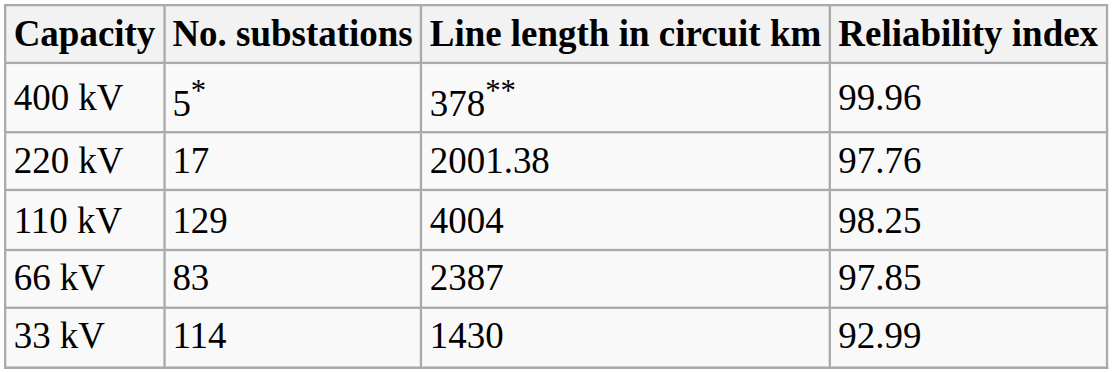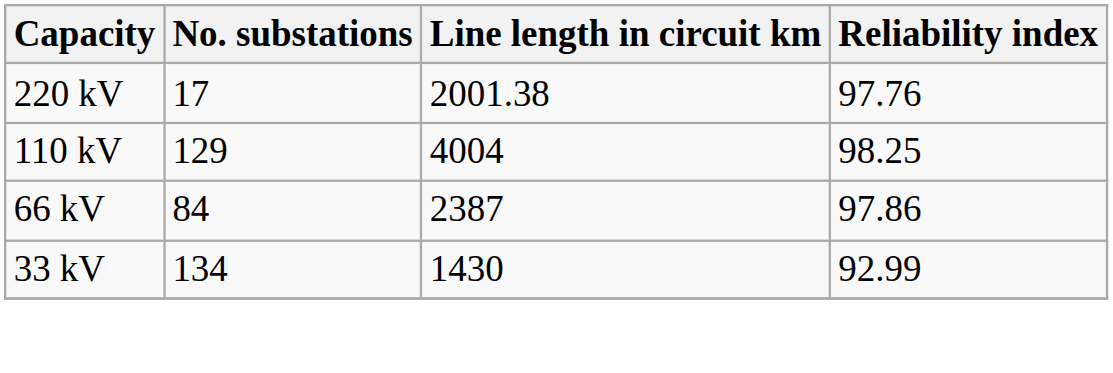- row: (69, 97)
(191, 278) 83 -> (191, 209) 84
(880, 278) 97.85 -> (880, 209) 97.86
(199, 336) 114 -> (200, 268) 134
